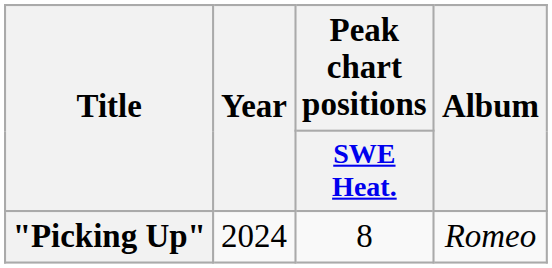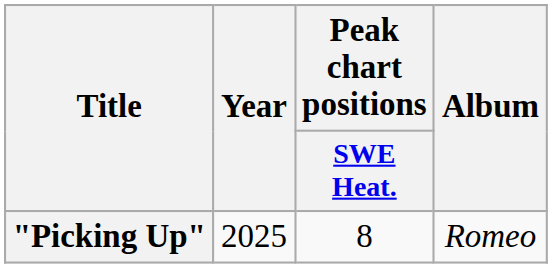(254, 236) 2024 -> (254, 236) 2025
